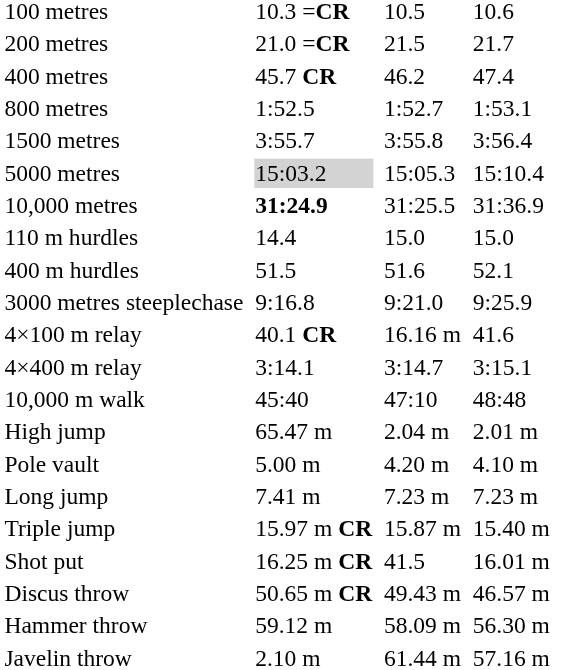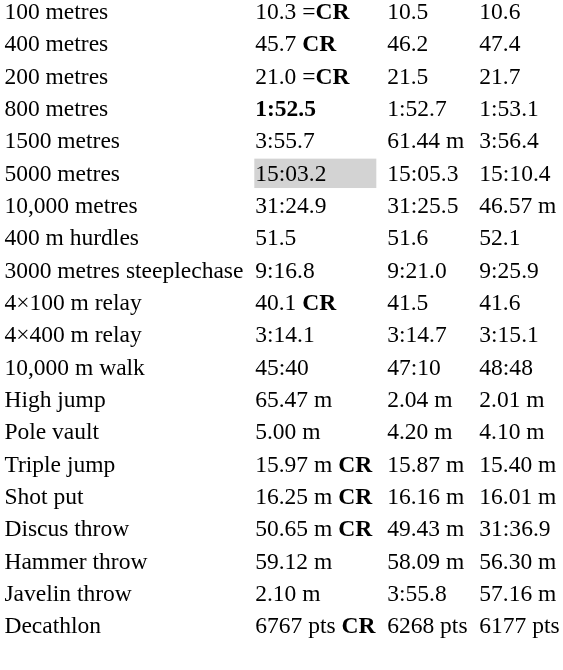rows swapped: (56, 43) <-> (56, 76)
(285, 108) normal -> (286, 108) bold
(414, 140) 3:55.8 -> (426, 140) 61.44 m
(291, 205) bold -> (291, 205) normal
(508, 205) 31:36.9 -> (518, 205) 46.57 m
- row: (71, 237)
(422, 334) 16.16 m -> (408, 302) 41.5
- row: (56, 496)
(405, 561) 41.5 -> (426, 496) 16.16 m
(511, 593) 46.57 m -> (515, 528) 31:36.9
(422, 658) 61.44 m -> (417, 593) 3:55.8
+ row: (53, 625)
